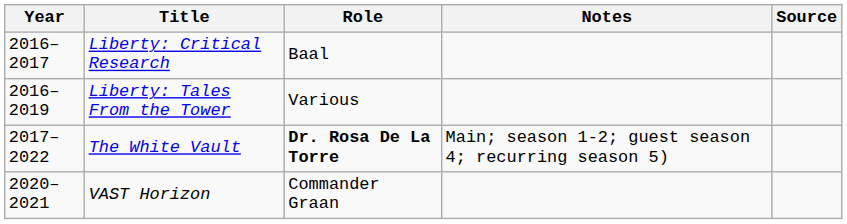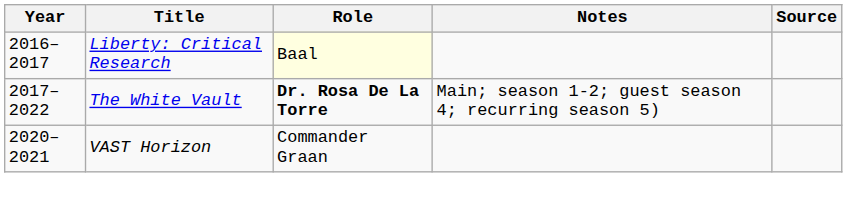(309, 56) no background -> (297, 56) lightyellow background
- row: (160, 102)
